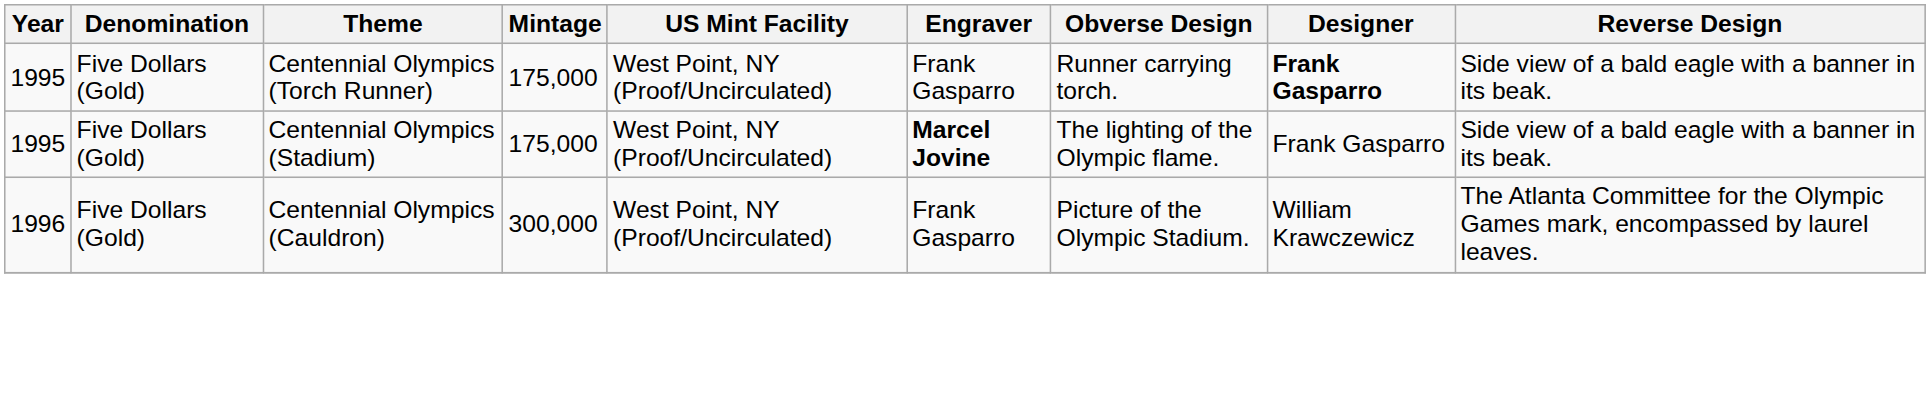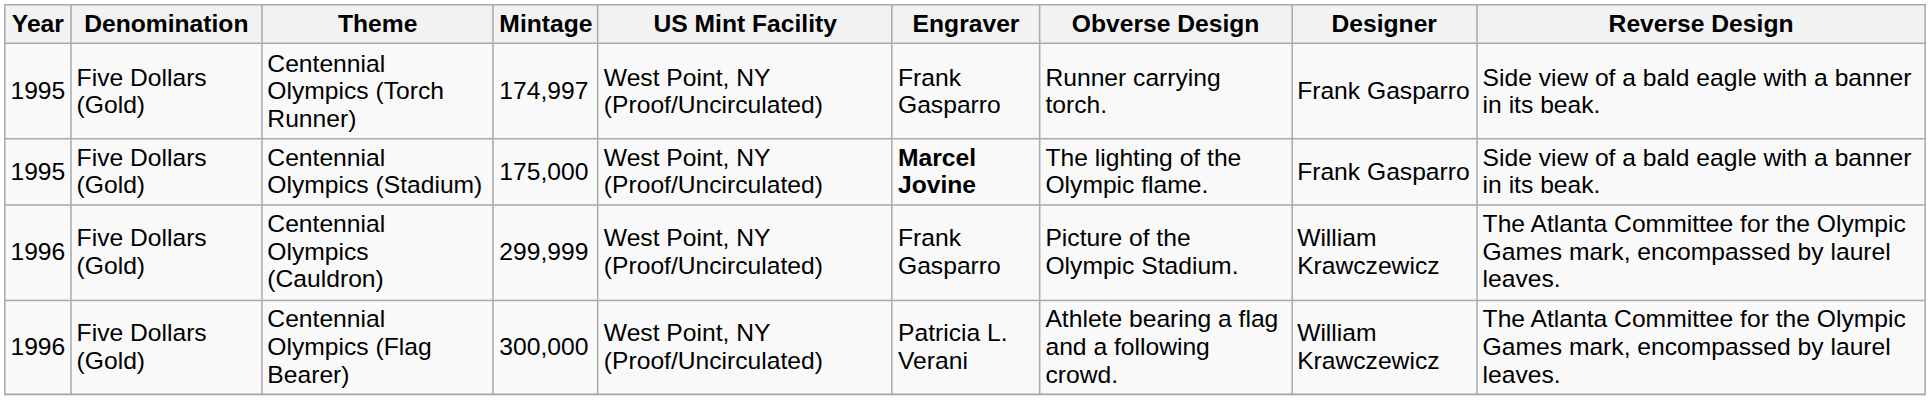(553, 76) 175,000 -> (544, 90) 174,997
(1327, 76) bold -> (1383, 90) normal
(553, 224) 300,000 -> (544, 252) 299,999
+ row: (350, 346)
